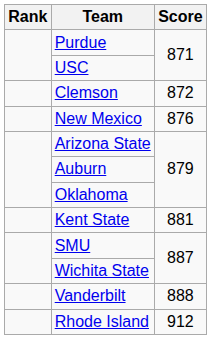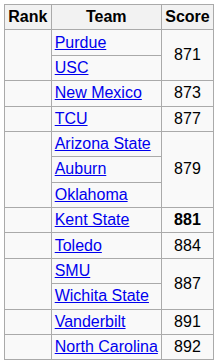- row: (86, 93)
(180, 118) 876 -> (187, 93) 873
+ row: (71, 118)
(180, 220) normal -> (187, 220) bold
+ row: (78, 245)
(180, 296) 888 -> (187, 321) 891
+ row: (106, 347)
- row: (102, 321)
